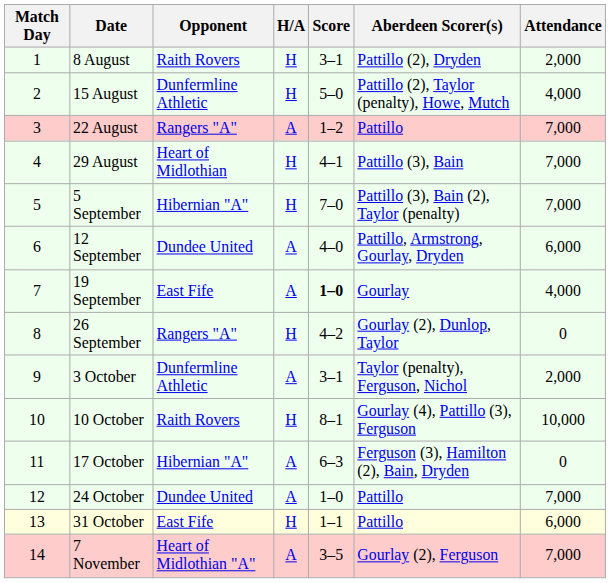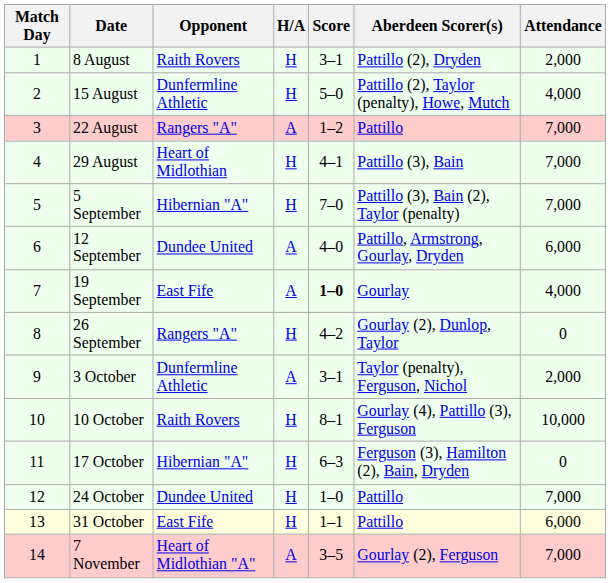(291, 462) A -> (291, 462) H
(291, 496) A -> (291, 496) H
